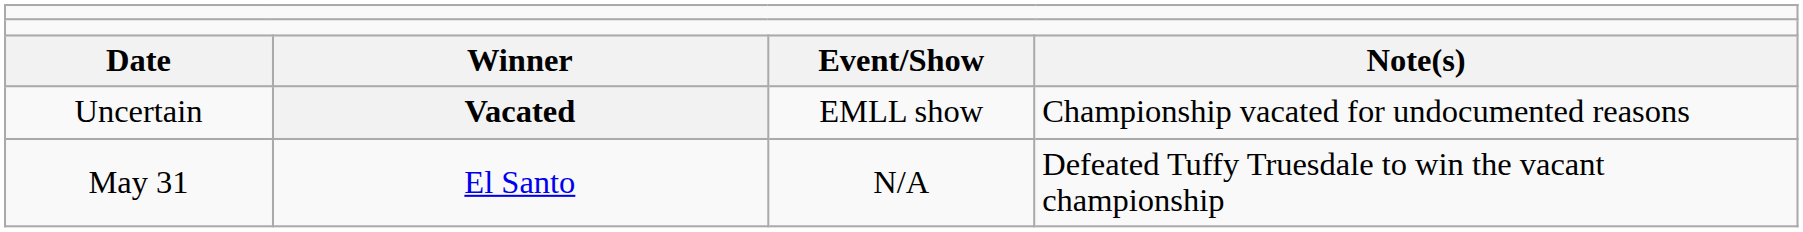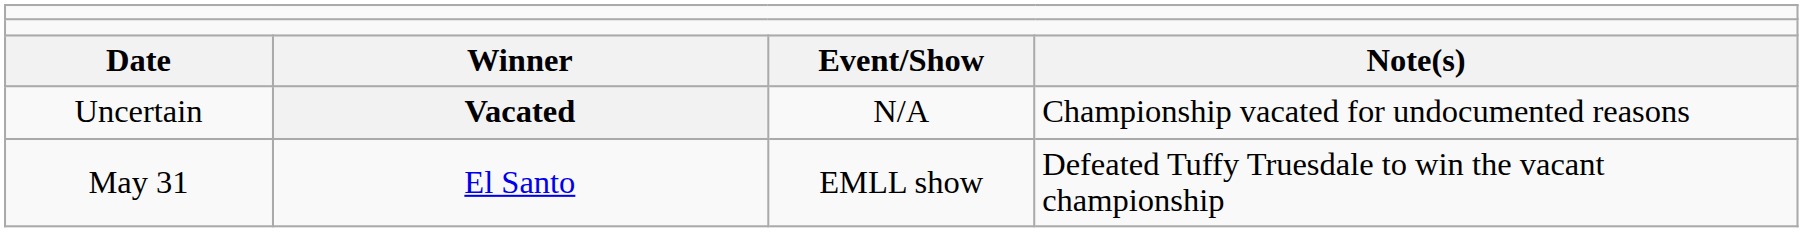(901, 111) EMLL show -> (901, 111) N/A
(901, 181) N/A -> (901, 181) EMLL show
